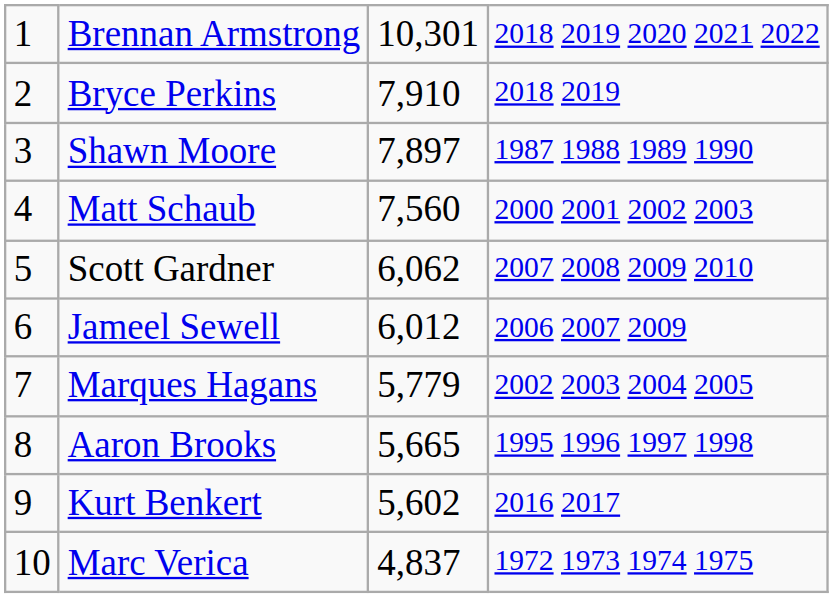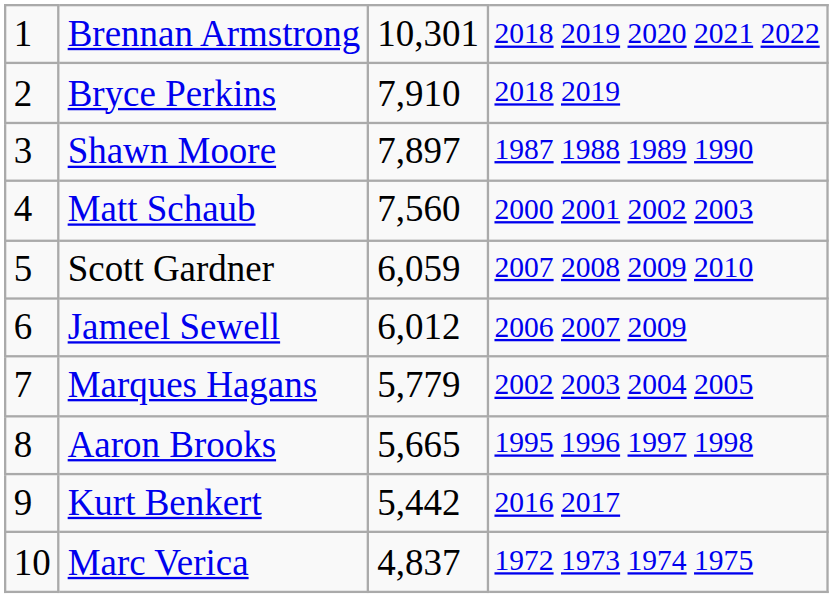(419, 268) 6,062 -> (419, 268) 6,059
(419, 502) 5,602 -> (419, 502) 5,442
